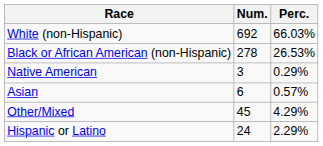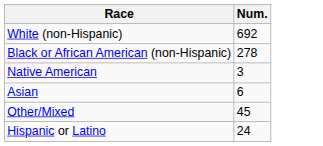- column: (294, 14)
